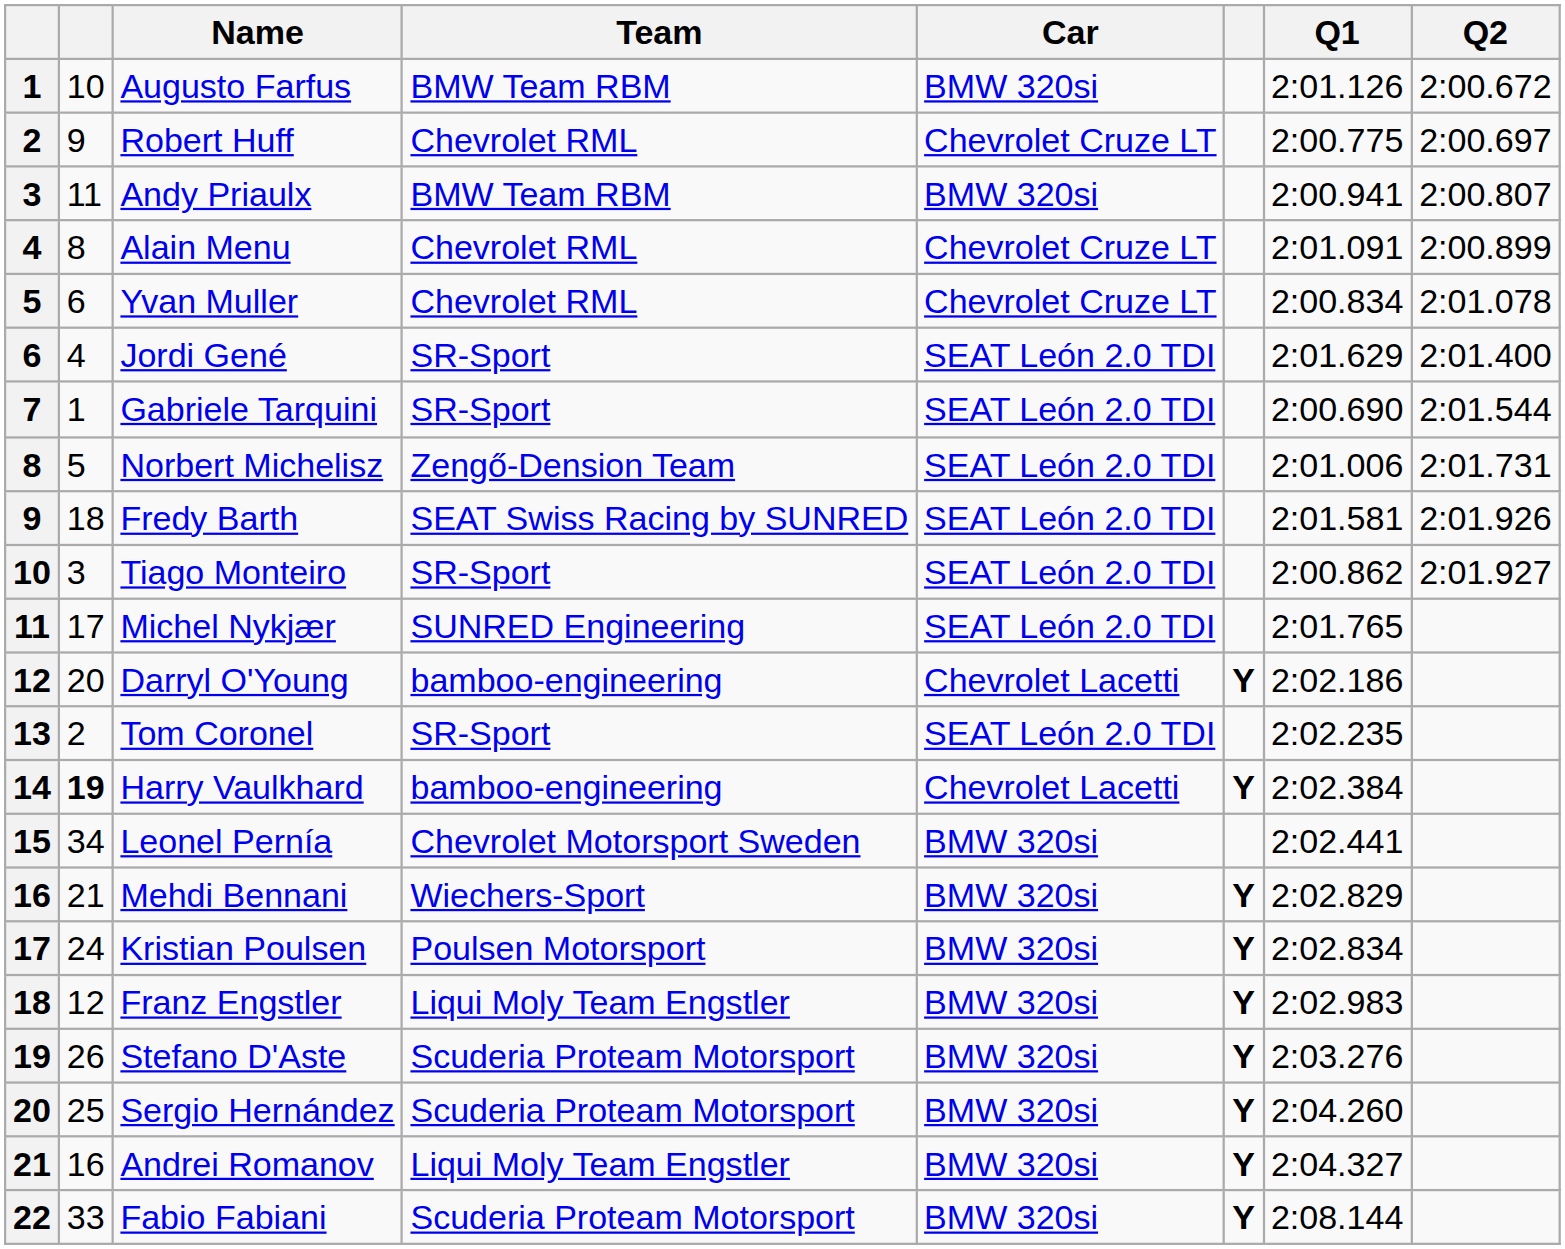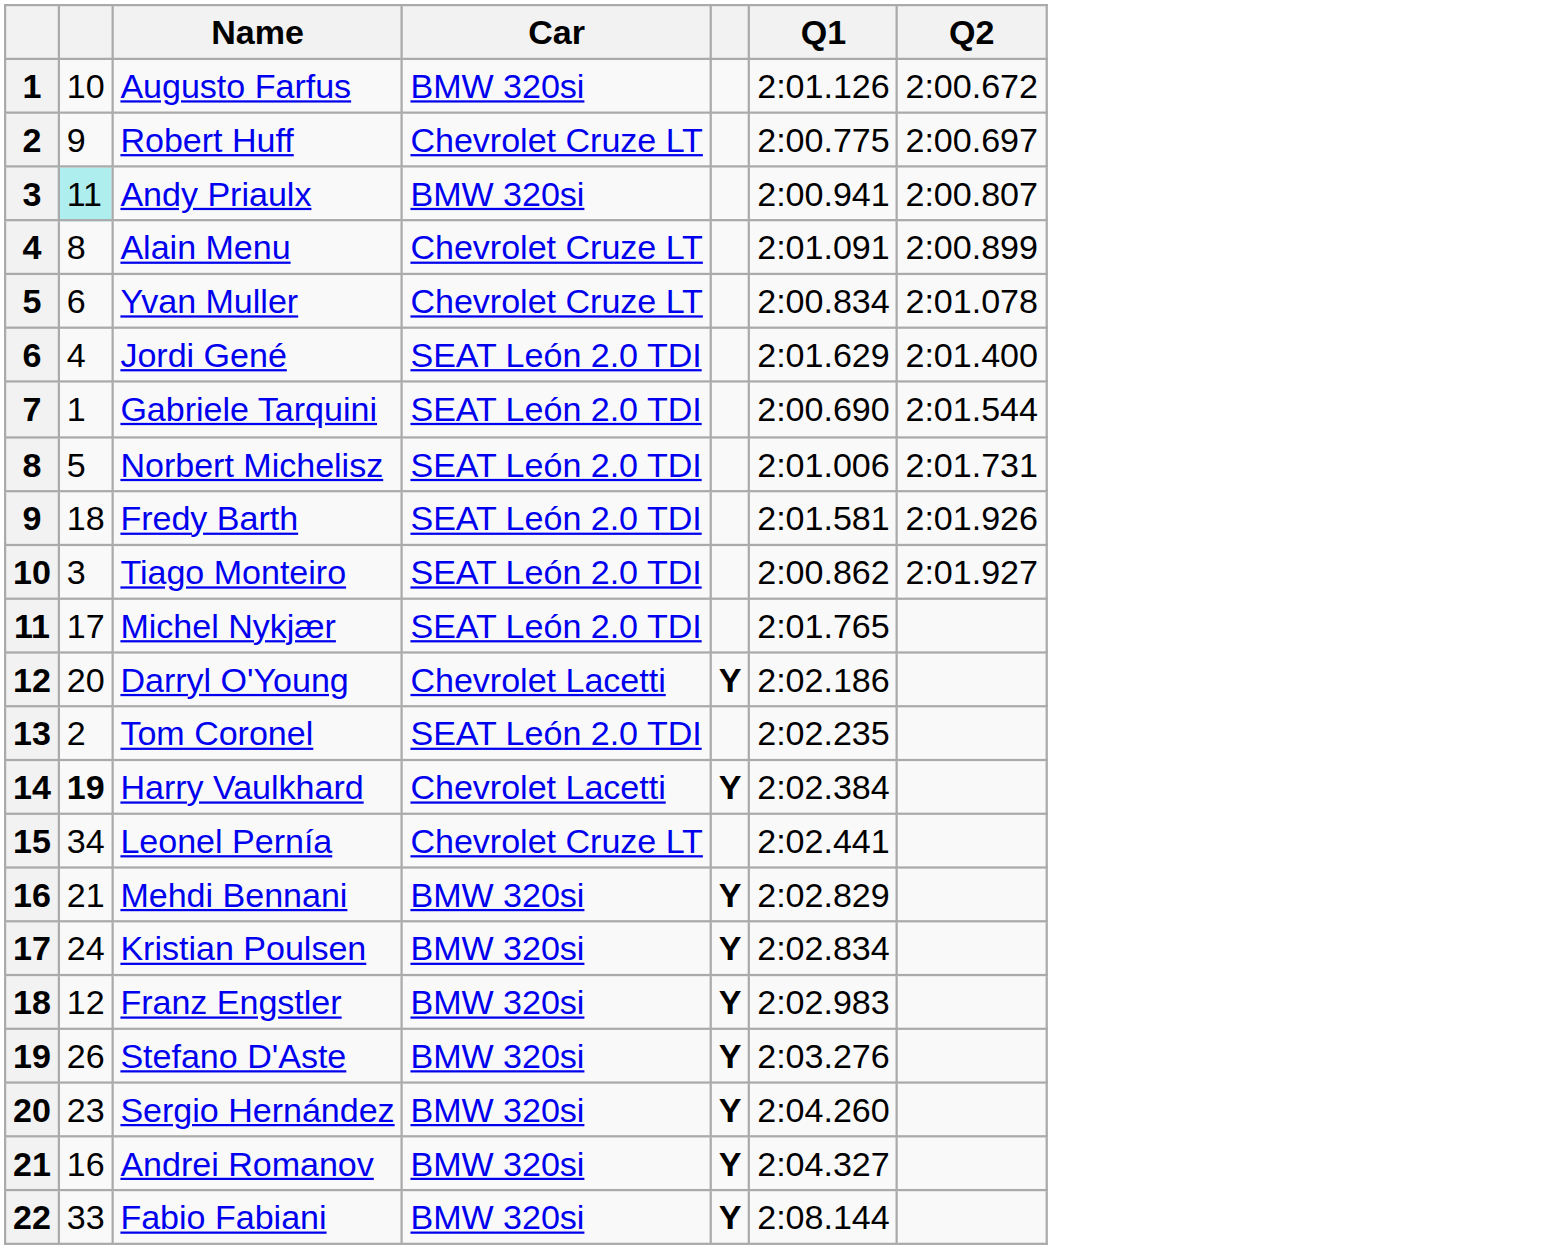- column: (659, 32)
(84, 194) no background -> (84, 194) paleturquoise background
(1011, 841) BMW 320si -> (557, 841) Chevrolet Cruze LT
(86, 1110) 25 -> (86, 1110) 23
